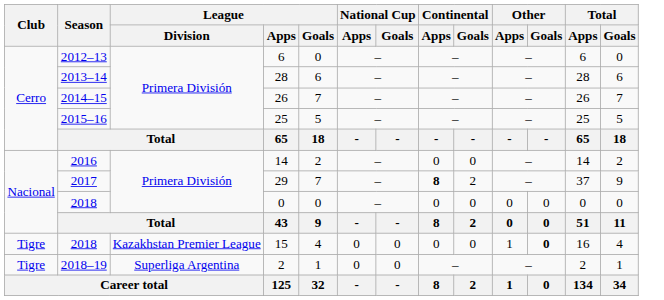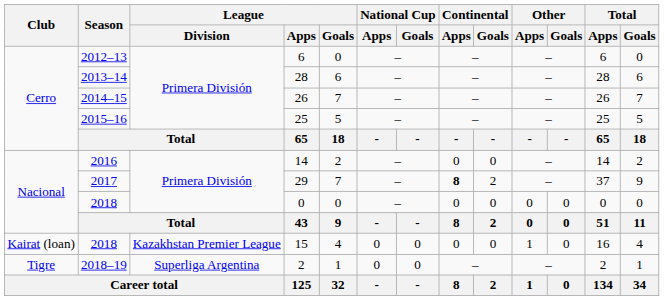(31, 243) Tigre -> (41, 243) Kairat (loan)
(546, 243) bold -> (566, 243) normal
